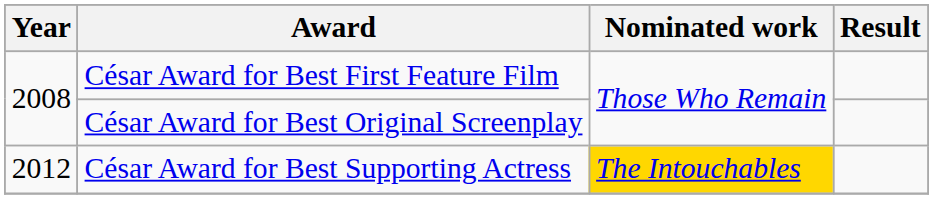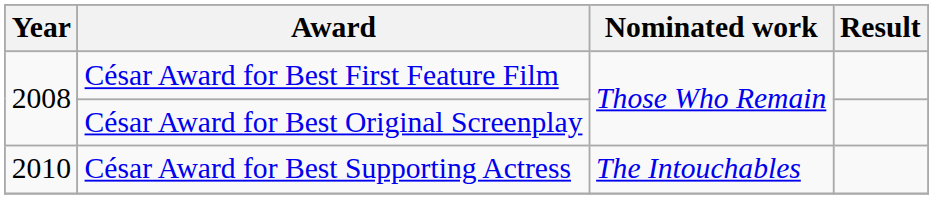(41, 168) 2012 -> (41, 168) 2010
(698, 168) gold background -> (698, 168) no background
